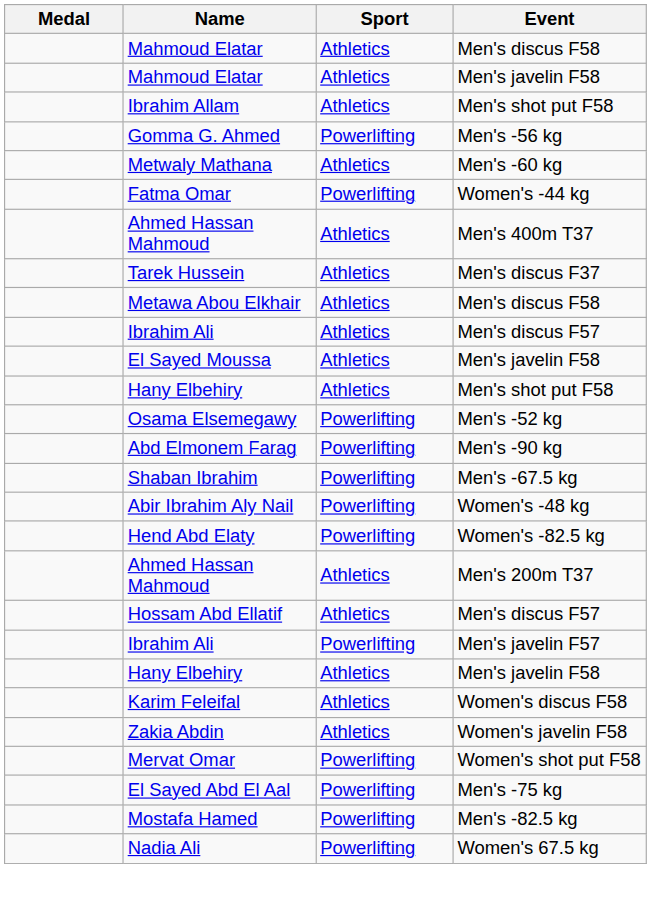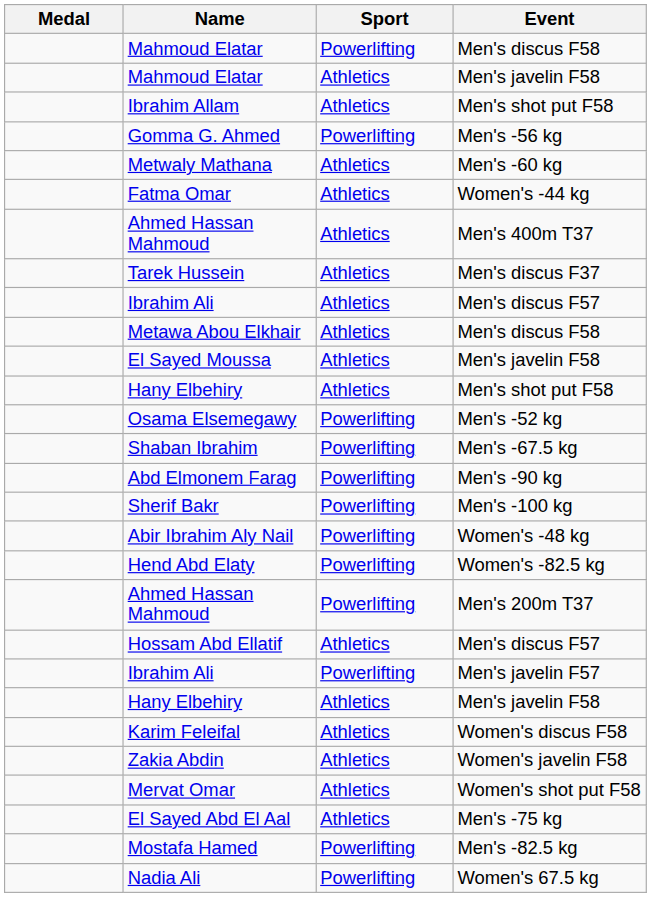(355, 48) Athletics -> (368, 48) Powerlifting
(368, 194) Powerlifting -> (355, 194) Athletics
rows swapped: (171, 331) <-> (214, 302)
rows swapped: (193, 477) <-> (212, 448)
+ row: (173, 506)
(355, 575) Athletics -> (368, 604) Powerlifting
(368, 760) Powerlifting -> (355, 790) Athletics
(368, 790) Powerlifting -> (355, 819) Athletics
